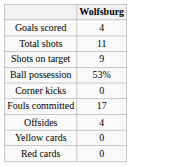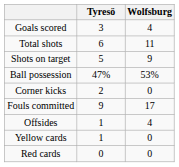+ column: (101, 12)
